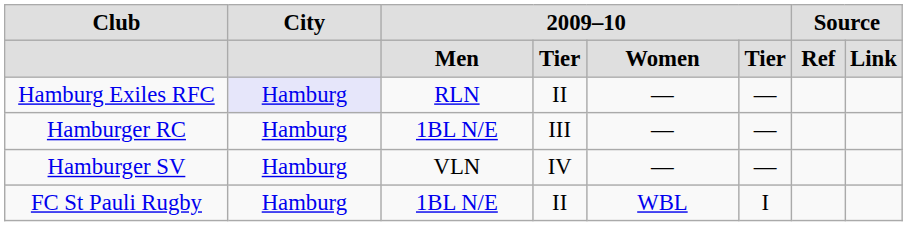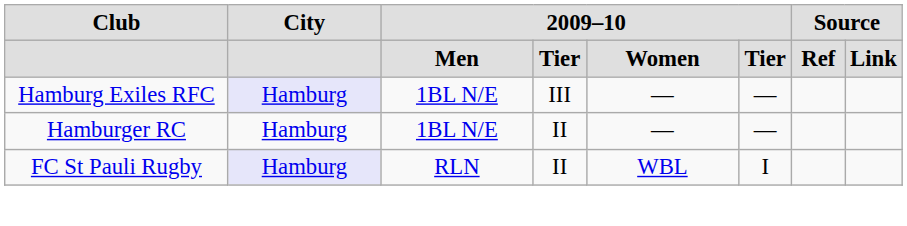(457, 94) RLN -> (457, 94) 1BL N/E
(560, 94) II -> (560, 94) III
(560, 130) III -> (560, 130) II
- row: (116, 166)
(304, 202) no background -> (304, 166) lavender background
(457, 202) 1BL N/E -> (457, 166) RLN
